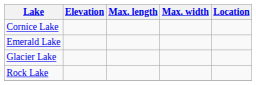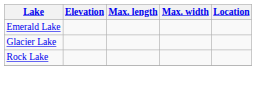- row: (33, 27)
